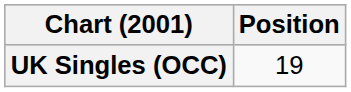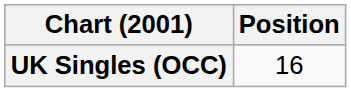(289, 65) 19 -> (289, 65) 16
